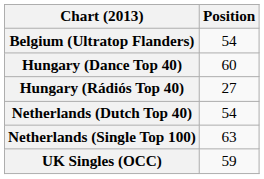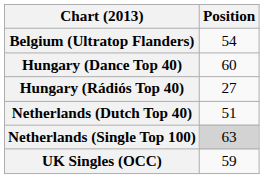(229, 112) 54 -> (229, 112) 51
(229, 137) no background -> (229, 137) lightgrey background
